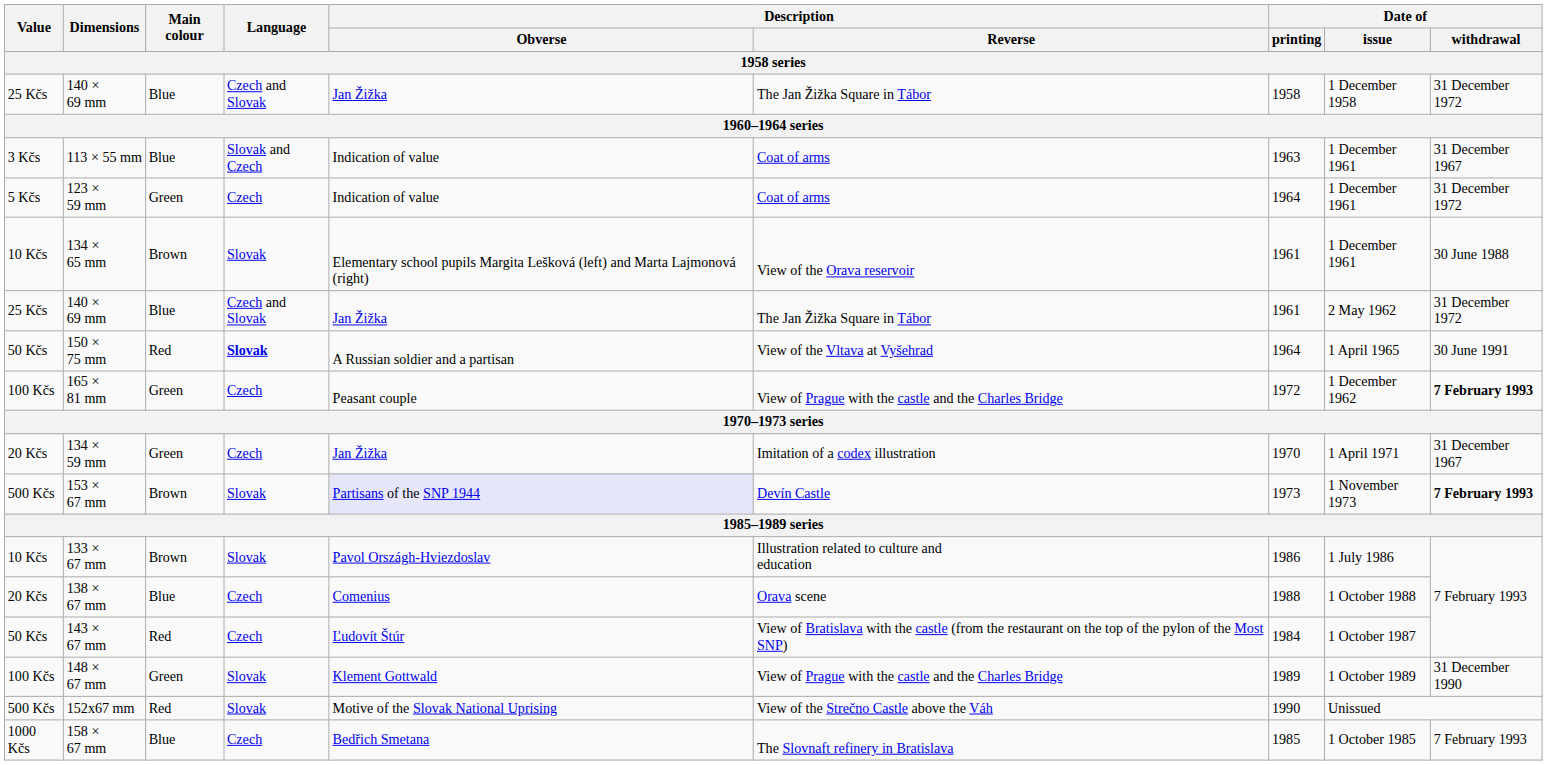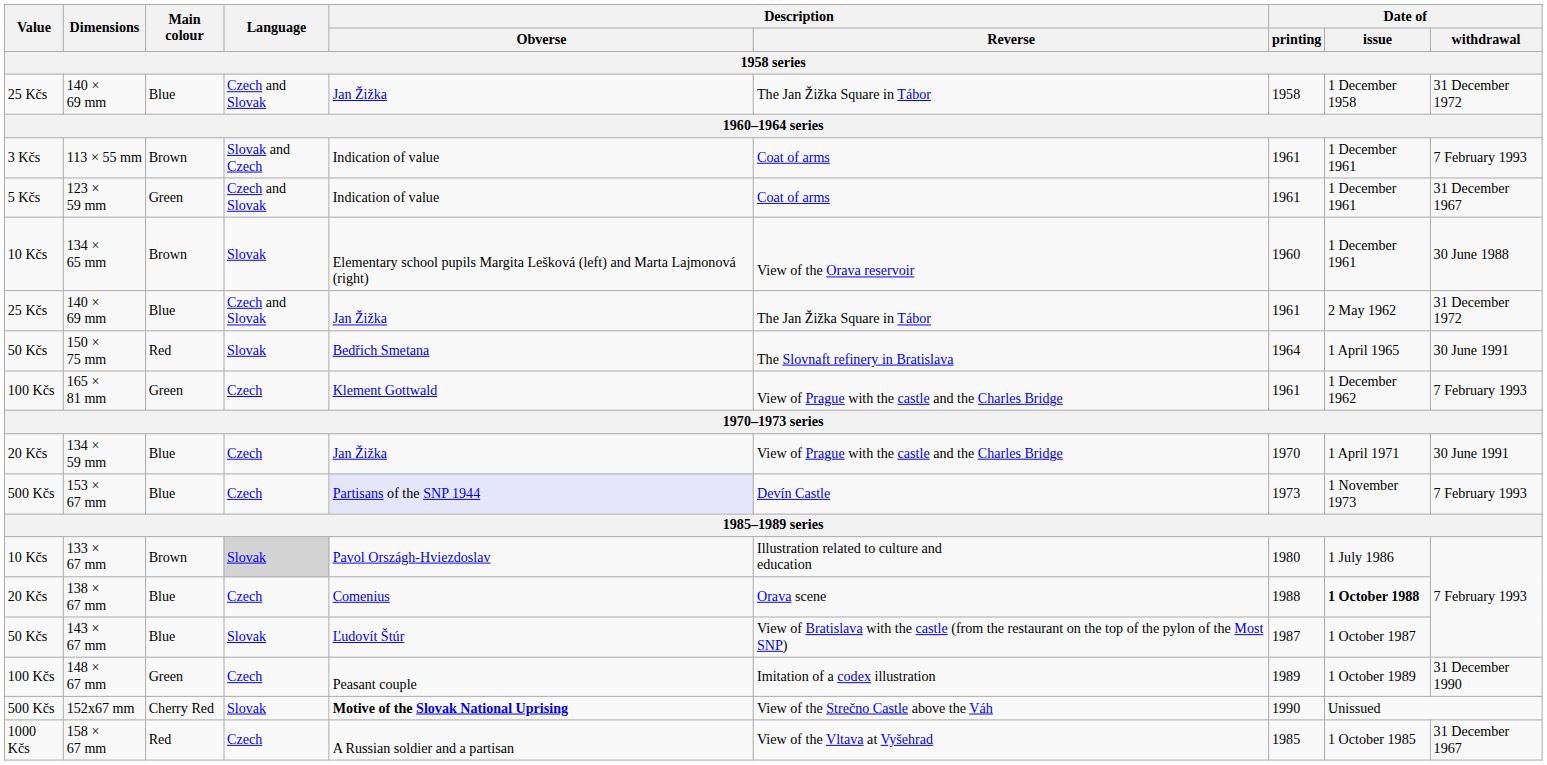(162, 157) Blue -> (168, 157) Brown
(1286, 157) 1963 -> (1286, 157) 1961
(1471, 157) 31 December 1967 -> (1480, 157) 7 February 1993
(245, 197) Czech -> (257, 197) Czech and Slovak
(1286, 197) 1964 -> (1286, 197) 1961
(1471, 197) 31 December 1972 -> (1471, 197) 31 December 1967
(1286, 254) 1961 -> (1286, 254) 1960
(247, 350) bold -> (247, 350) normal
(423, 359) A Russian soldier and a partisan -> (381, 350) Bedřich Smetana
(845, 350) View of the Vltava at Vyšehrad -> (855, 359) The Slovnaft refinery in Bratislava
(375, 399) Peasant couple -> (385, 390) Klement Gottwald
(1286, 390) 1972 -> (1286, 390) 1961
(1483, 390) bold -> (1480, 390) normal
(166, 454) Green -> (162, 454) Blue
(846, 454) Imitation of a codex illustration -> (910, 454) View of Prague with the castle and the Charles Bridge
(1471, 454) 31 December 1967 -> (1471, 454) 30 June 1991
(168, 494) Brown -> (162, 494) Blue
(247, 494) Slovak -> (245, 494) Czech
(1483, 494) bold -> (1480, 494) normal
(247, 557) no background -> (247, 557) lightgrey background
(1286, 557) 1986 -> (1286, 557) 1980
(1372, 597) normal -> (1374, 597) bold
(160, 637) Red -> (162, 637) Blue
(245, 637) Czech -> (247, 637) Slovak
(1286, 637) 1984 -> (1286, 637) 1987
(247, 677) Slovak -> (245, 677) Czech
(385, 677) Klement Gottwald -> (375, 685) Peasant couple
(910, 677) View of Prague with the castle and the Charles Bridge -> (846, 677) Imitation of a codex illustration
(160, 708) Red -> (181, 708) Cherry Red
(445, 708) normal -> (450, 708) bold
(162, 740) Blue -> (160, 740) Red
(381, 740) Bedřich Smetana -> (423, 748) A Russian soldier and a partisan
(855, 748) The Slovnaft refinery in Bratislava -> (845, 740) View of the Vltava at Vyšehrad
(1480, 740) 7 February 1993 -> (1471, 740) 31 December 1967
